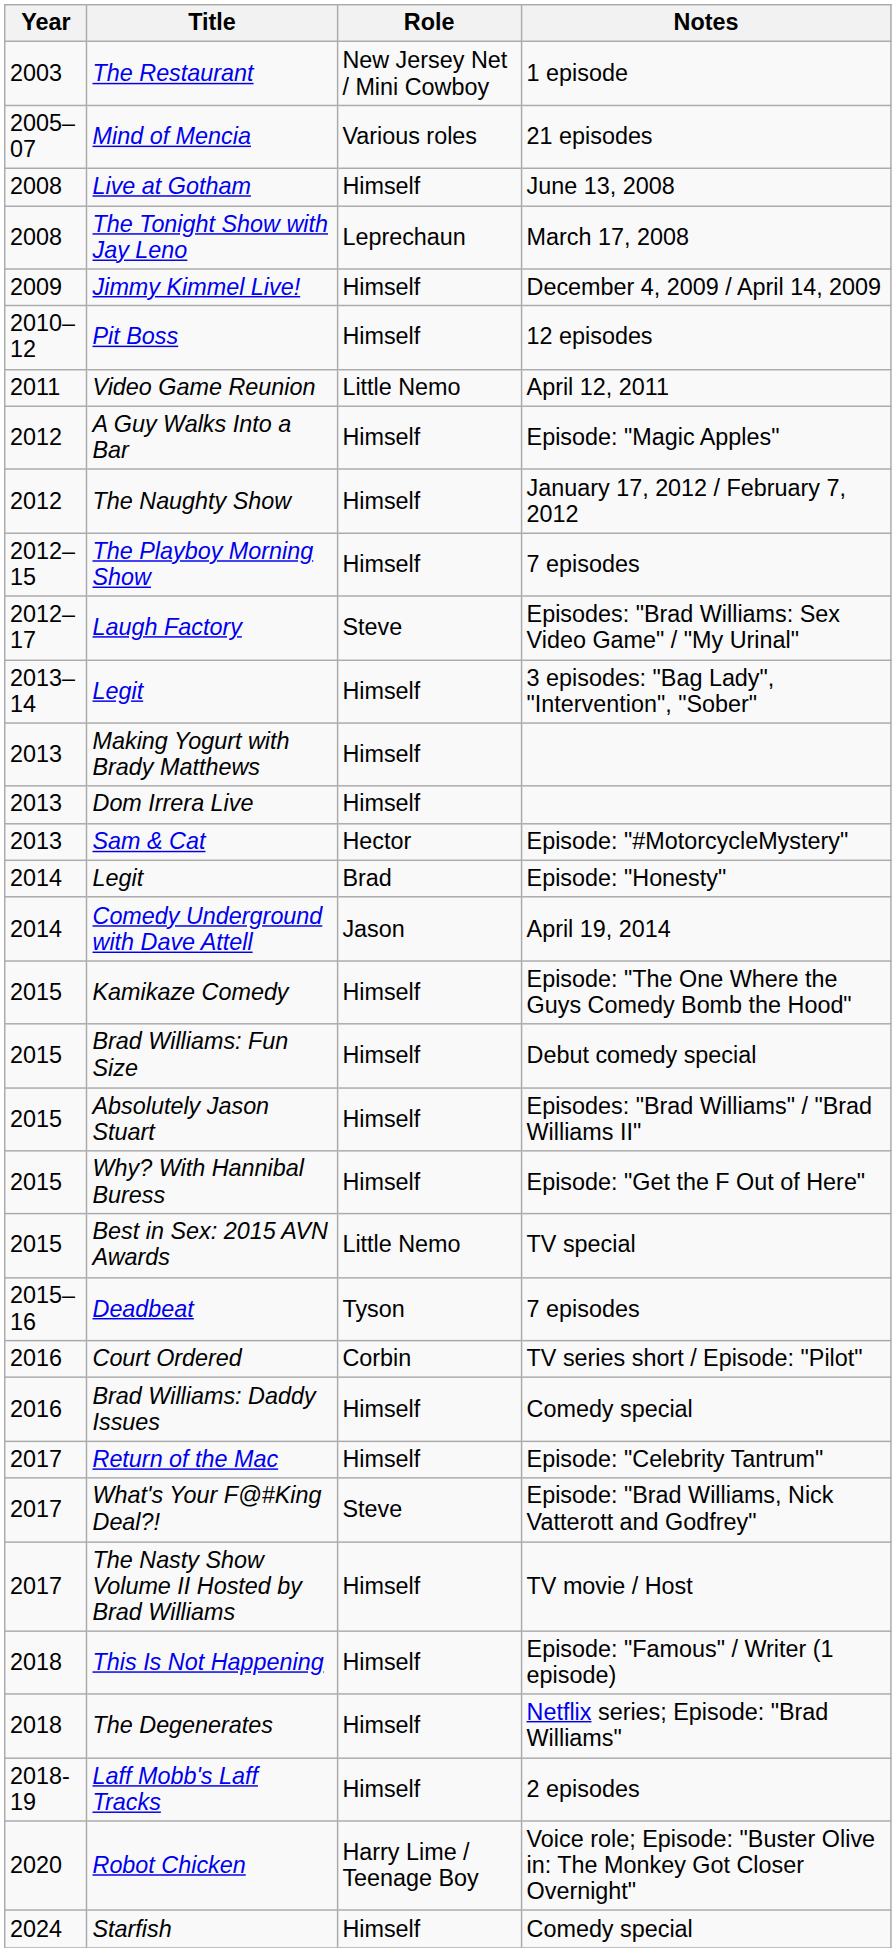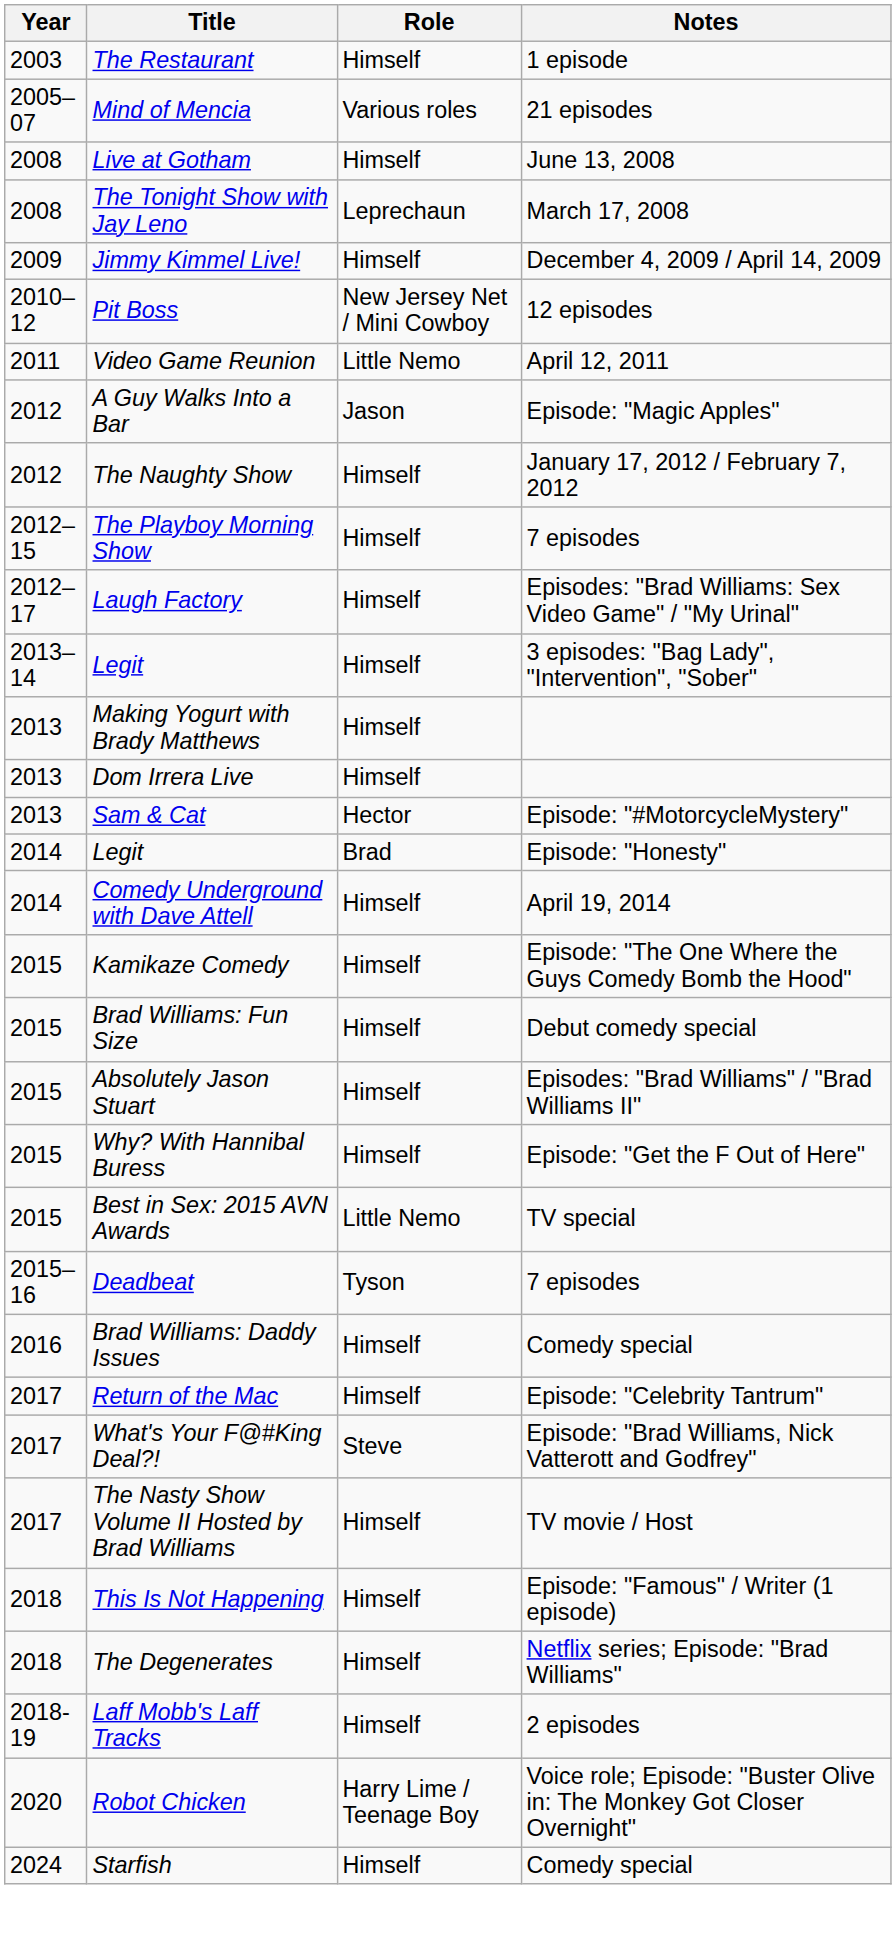(425, 73) New Jersey Net / Mini Cowboy -> (381, 60) Himself
(381, 337) Himself -> (425, 311) New Jersey Net / Mini Cowboy
(381, 437) Himself -> (374, 411) Jason
(372, 627) Steve -> (381, 601) Himself
(374, 928) Jason -> (381, 902) Himself
- row: (167, 1358)
